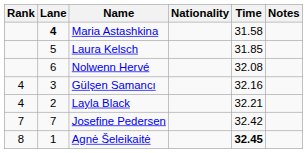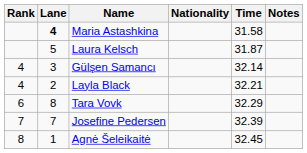(249, 49) 31.85 -> (249, 49) 31.87
- row: (111, 67)
(249, 85) 32.16 -> (249, 67) 32.14
+ row: (97, 103)
(249, 121) 32.42 -> (249, 121) 32.39
(249, 139) bold -> (249, 139) normal
